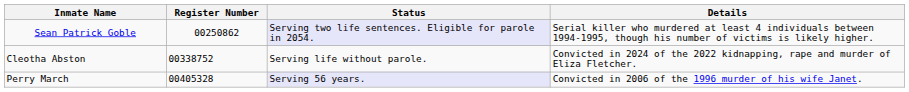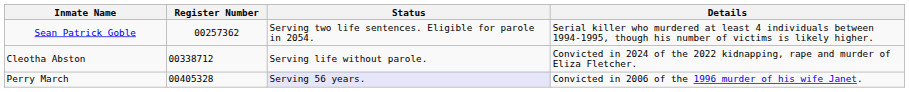(217, 33) 00250862 -> (217, 33) 00257362
(402, 33) lavender background -> (402, 33) no background
(191, 59) 00338752 -> (191, 59) 00338712
